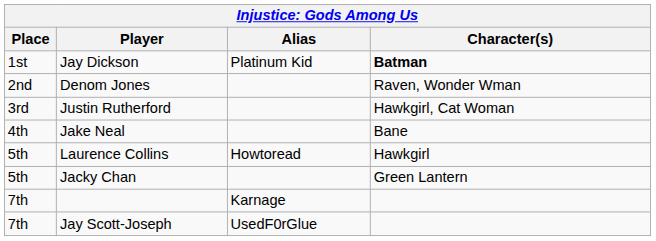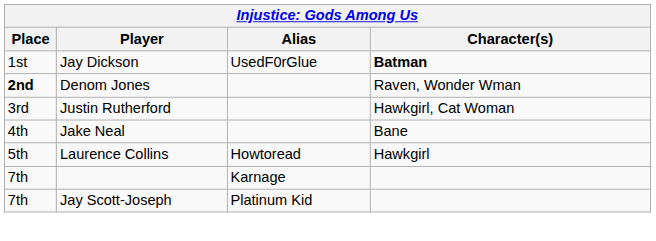(271, 62) Platinum Kid -> (274, 62) UsedF0rGlue
(20, 85) normal -> (21, 85) bold
- row: (98, 177)
(274, 223) UsedF0rGlue -> (271, 200) Platinum Kid
